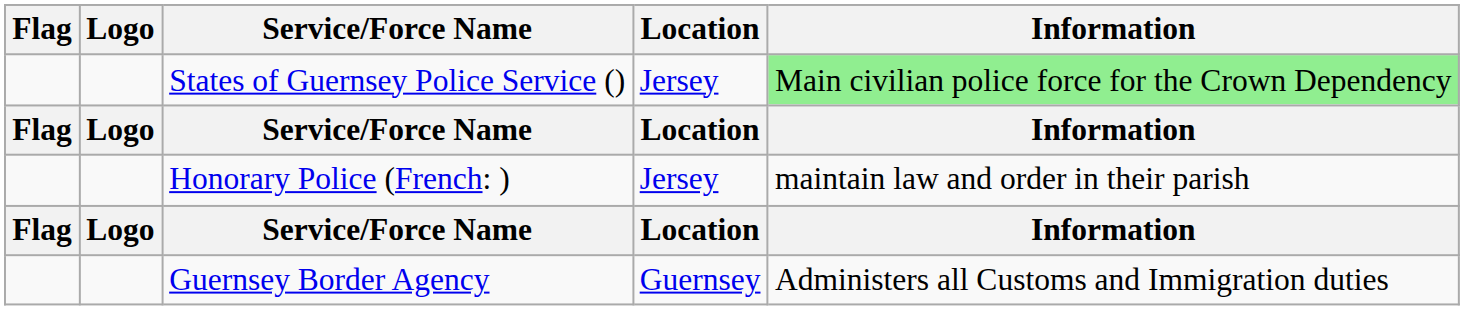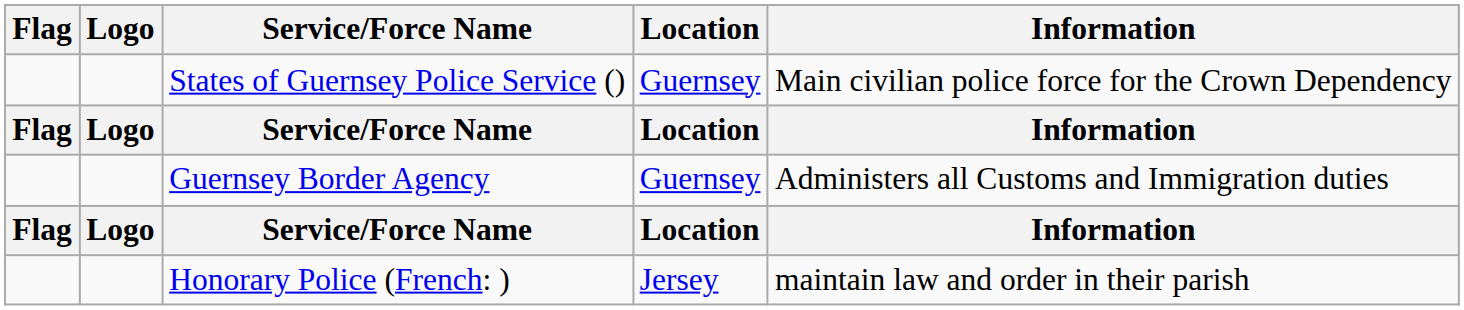(679, 79) Jersey -> (700, 79) Guernsey
(1113, 79) lightgreen background -> (1113, 79) no background
rows swapped: (329, 279) <-> (339, 179)
